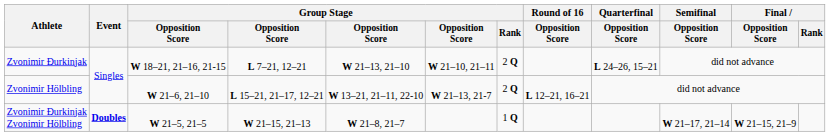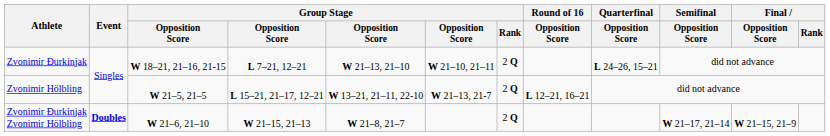(178, 95) W 21–6, 21–10 -> (178, 95) W 21–5, 21–5
(178, 123) W 21–5, 21–5 -> (178, 123) W 21–6, 21–10
(510, 118) 1 Q -> (510, 118) 2 Q
